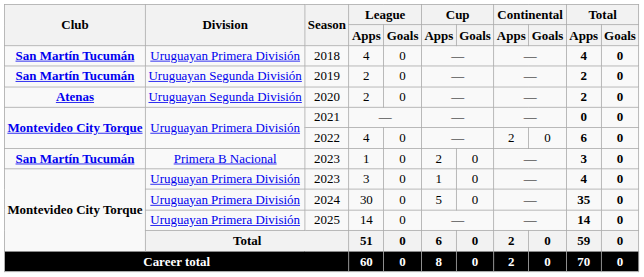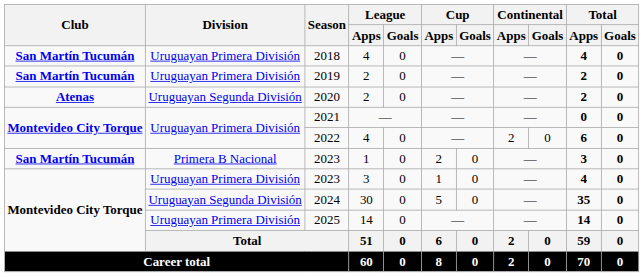(225, 76) Uruguayan Segunda División -> (225, 76) Uruguayan Primera División
(225, 199) Uruguayan Primera División -> (225, 199) Uruguayan Segunda División
